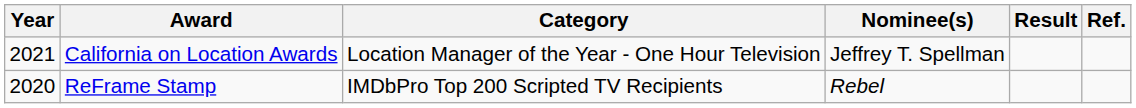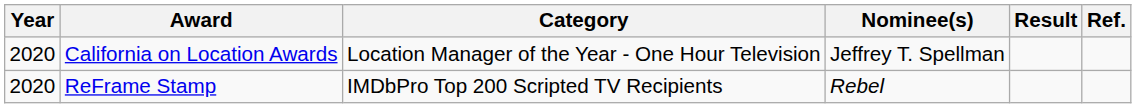(32, 53) 2021 -> (32, 53) 2020
